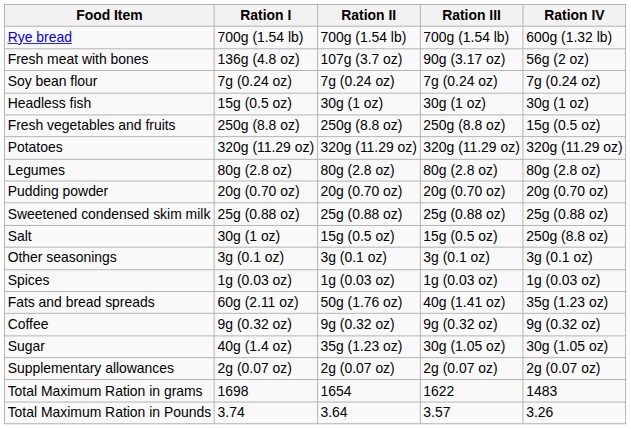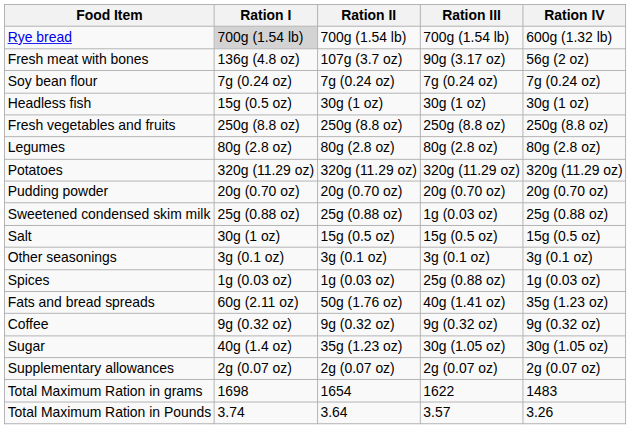(260, 37) no background -> (260, 37) lightgrey background
(563, 125) 15g (0.5 oz) -> (567, 125) 250g (8.8 oz)
rows swapped: (35, 147) <-> (36, 170)
(464, 214) 25g (0.88 oz) -> (460, 214) 1g (0.03 oz)
(567, 236) 250g (8.8 oz) -> (563, 236) 15g (0.5 oz)
(460, 280) 1g (0.03 oz) -> (464, 280) 25g (0.88 oz)
